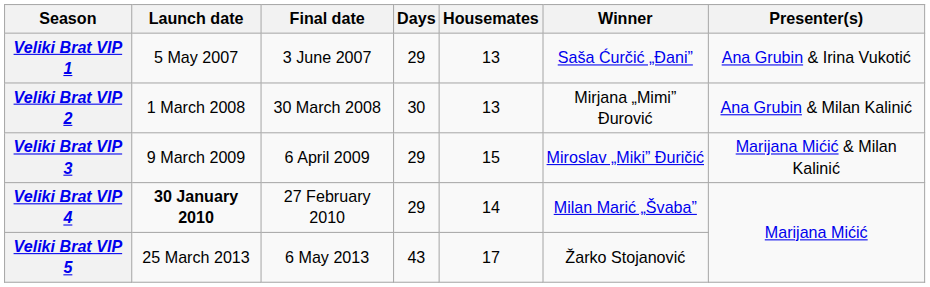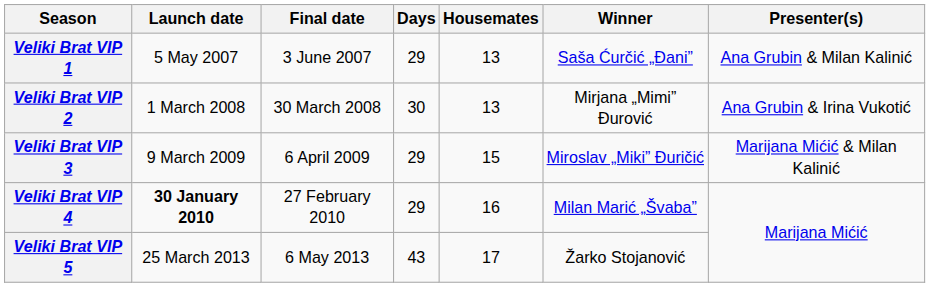(816, 58) Ana Grubin & Irina Vukotić -> (816, 58) Ana Grubin & Milan Kalinić
(816, 108) Ana Grubin & Milan Kalinić -> (816, 108) Ana Grubin & Irina Vukotić
(491, 207) 14 -> (491, 207) 16
